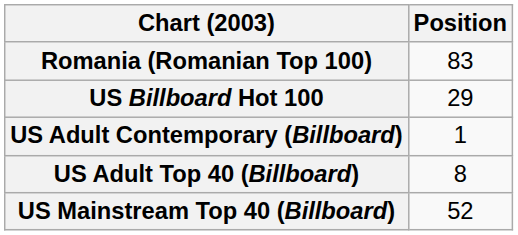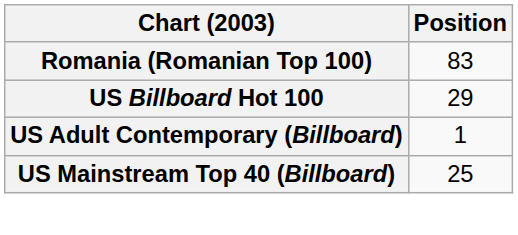- row: (206, 173)
(460, 211) 52 -> (460, 173) 25
